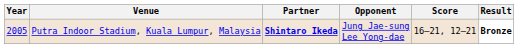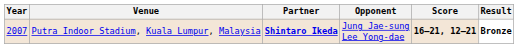(17, 31) 2005 -> (17, 31) 2007
(445, 31) normal -> (445, 31) bold
